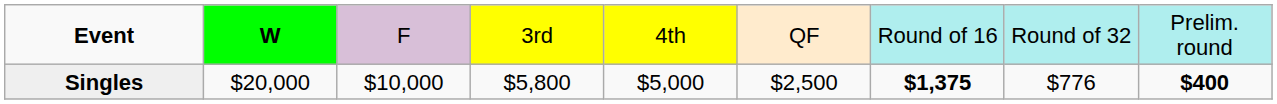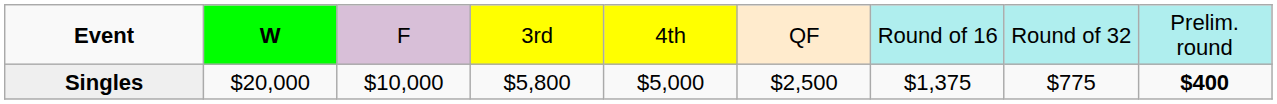(938, 82) bold -> (938, 82) normal
(1071, 82) $776 -> (1071, 82) $775
